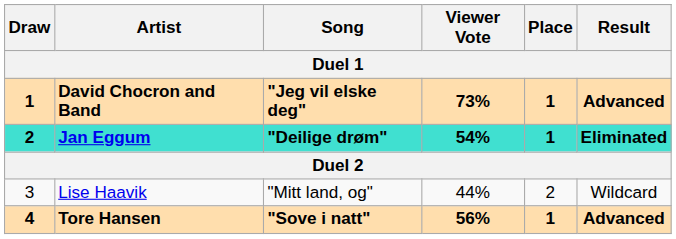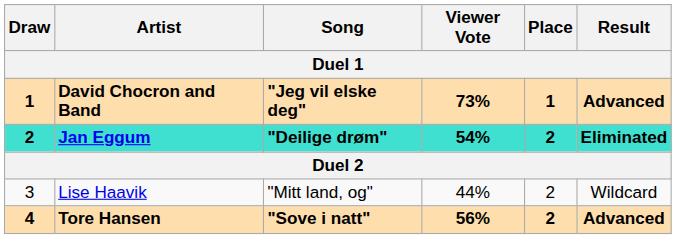(550, 138) 1 -> (550, 138) 2
(550, 219) 1 -> (550, 219) 2
